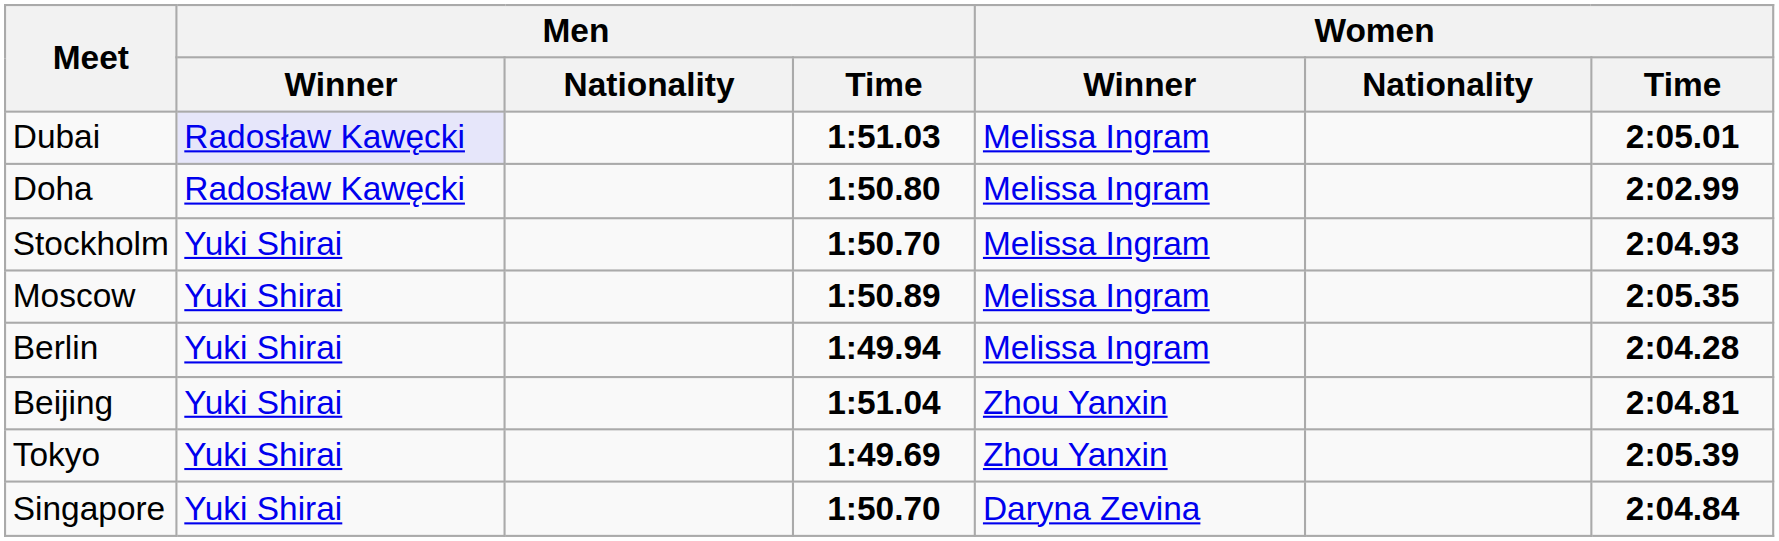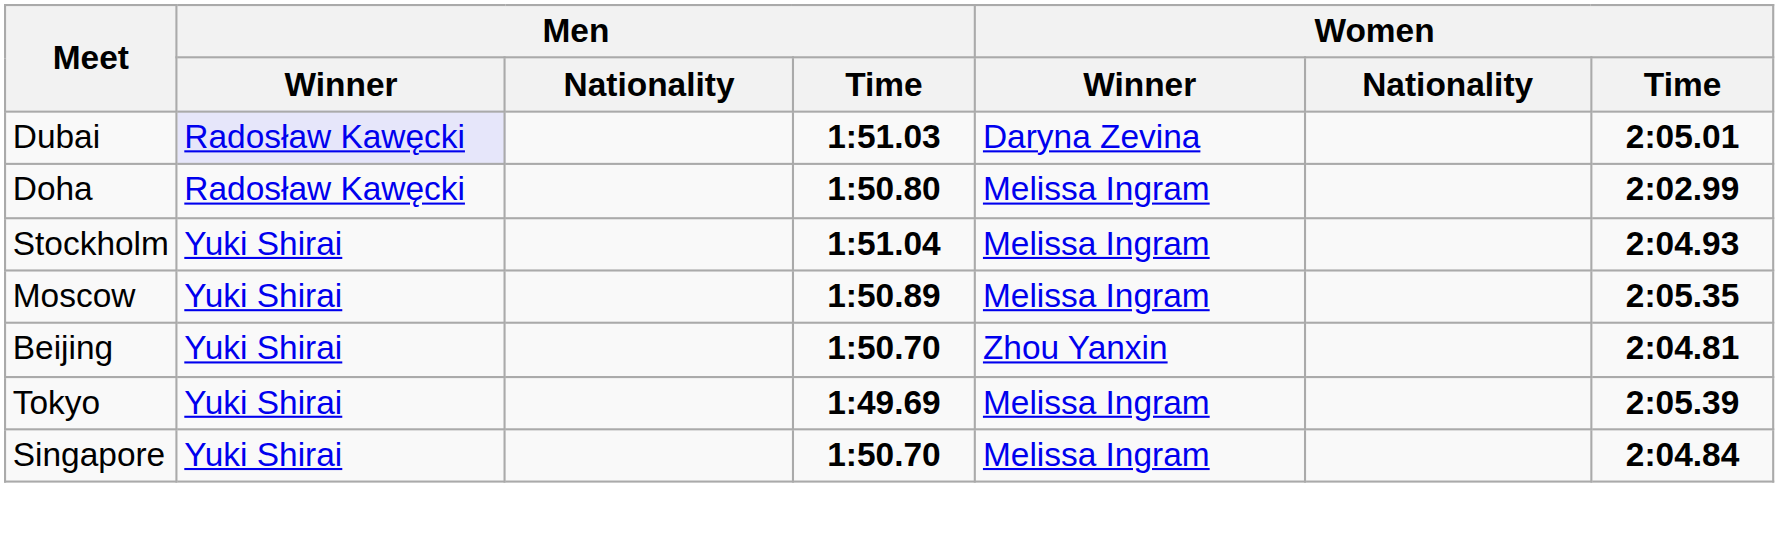(1096, 137) Melissa Ingram -> (1092, 137) Daryna Zevina
(884, 243) 1:50.70 -> (884, 243) 1:51.04
- row: (55, 349)
(884, 402) 1:51.04 -> (884, 349) 1:50.70
(1075, 455) Zhou Yanxin -> (1096, 402) Melissa Ingram
(1092, 508) Daryna Zevina -> (1096, 455) Melissa Ingram
